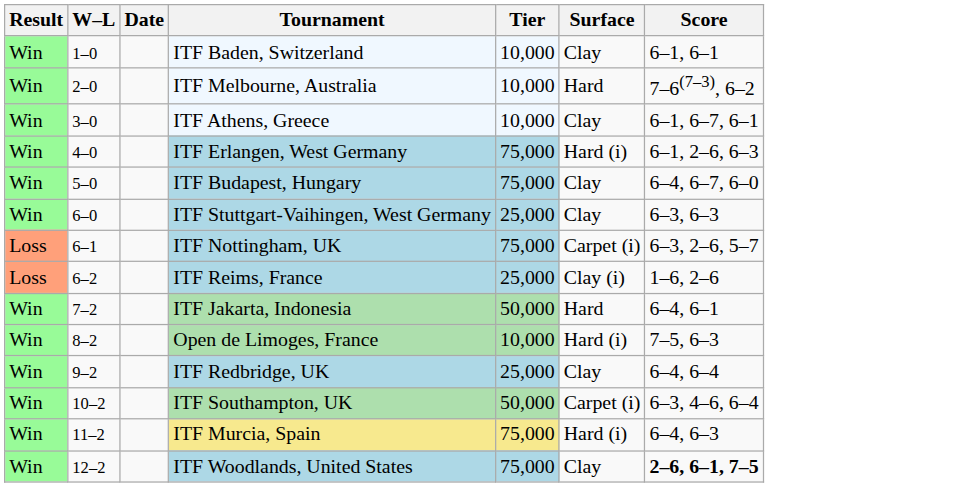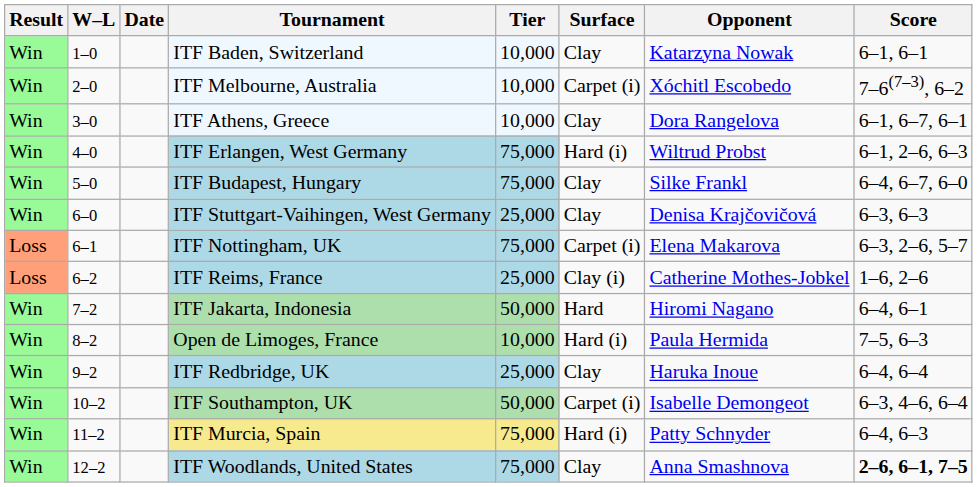+ column: (749, 20)
(584, 85) Hard -> (602, 85) Carpet (i)
